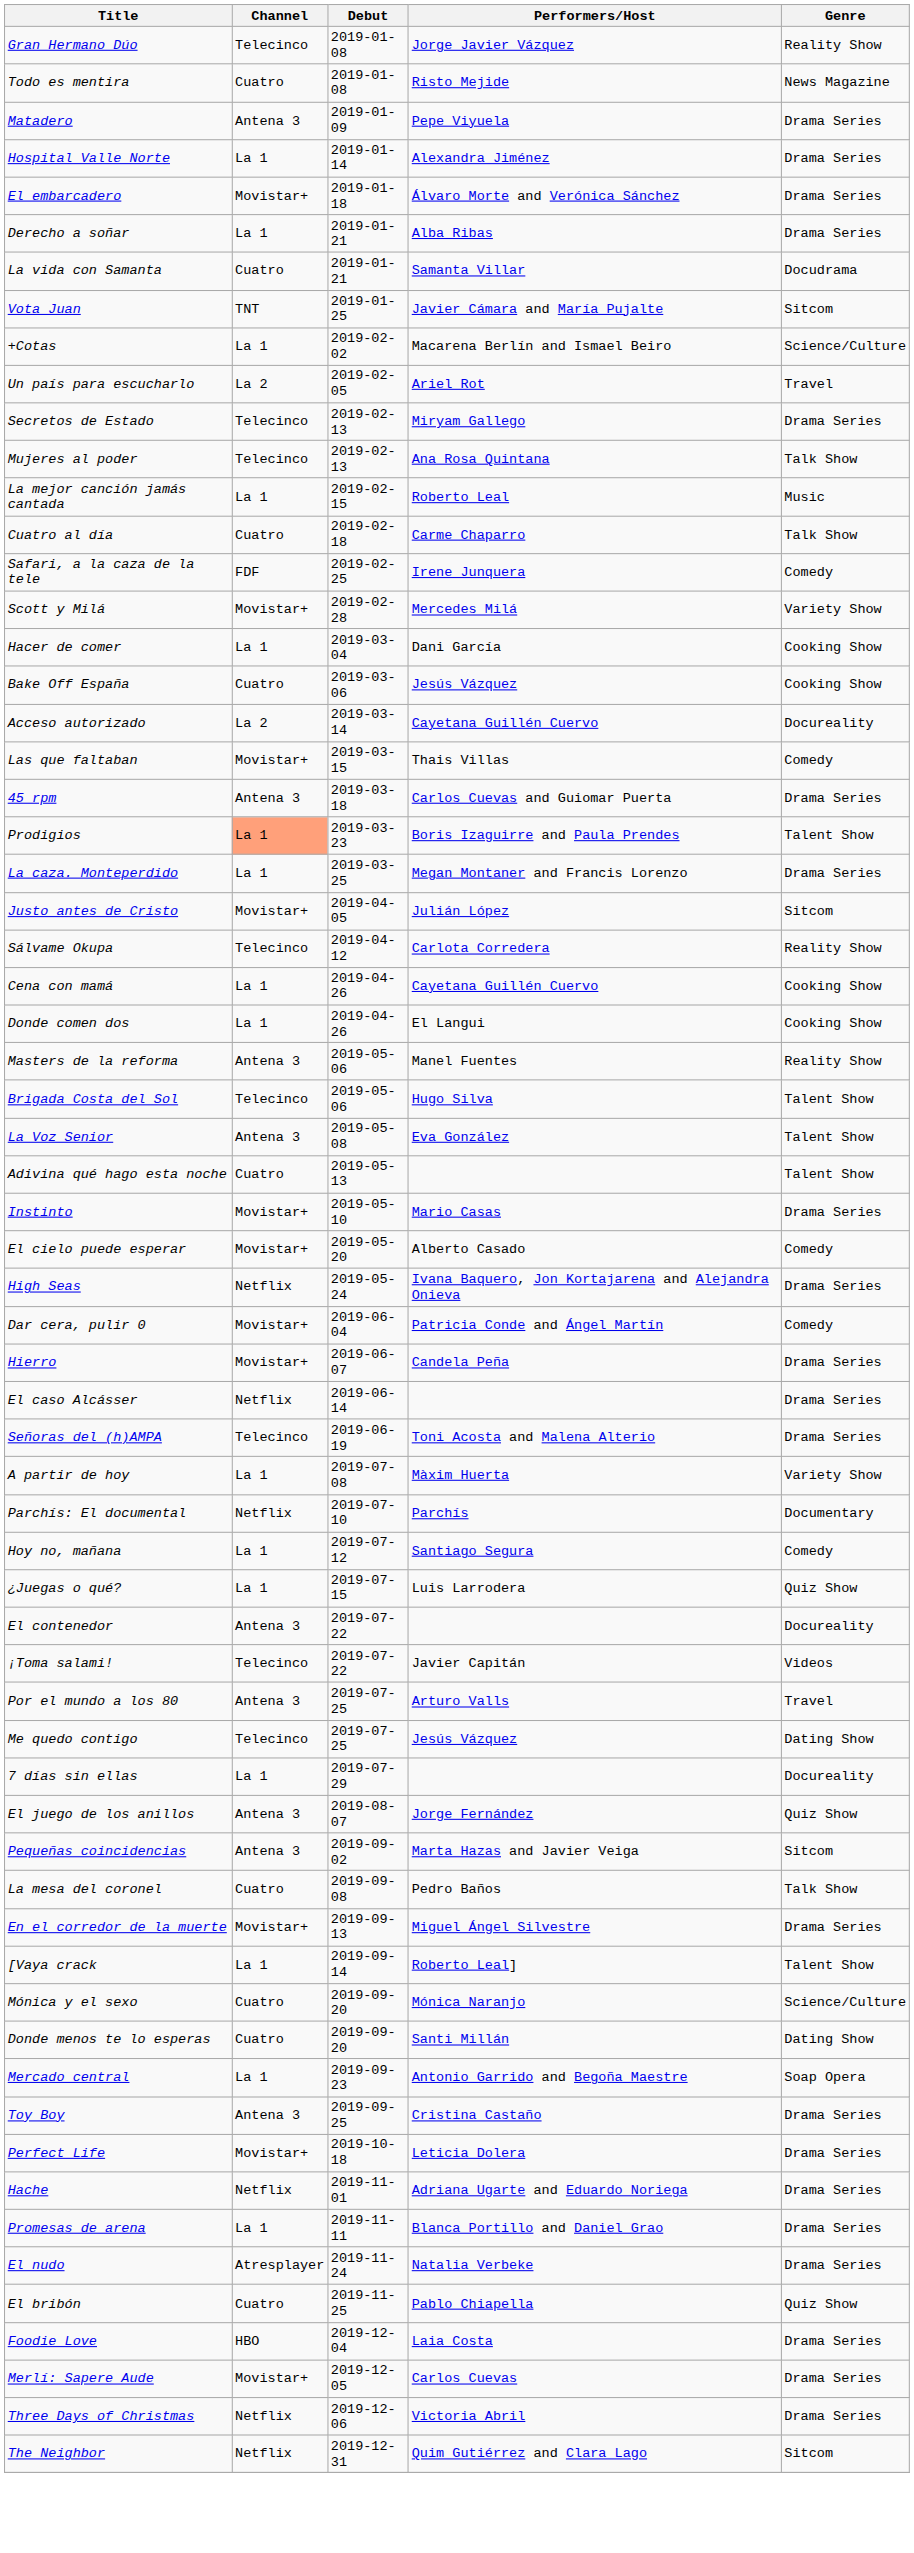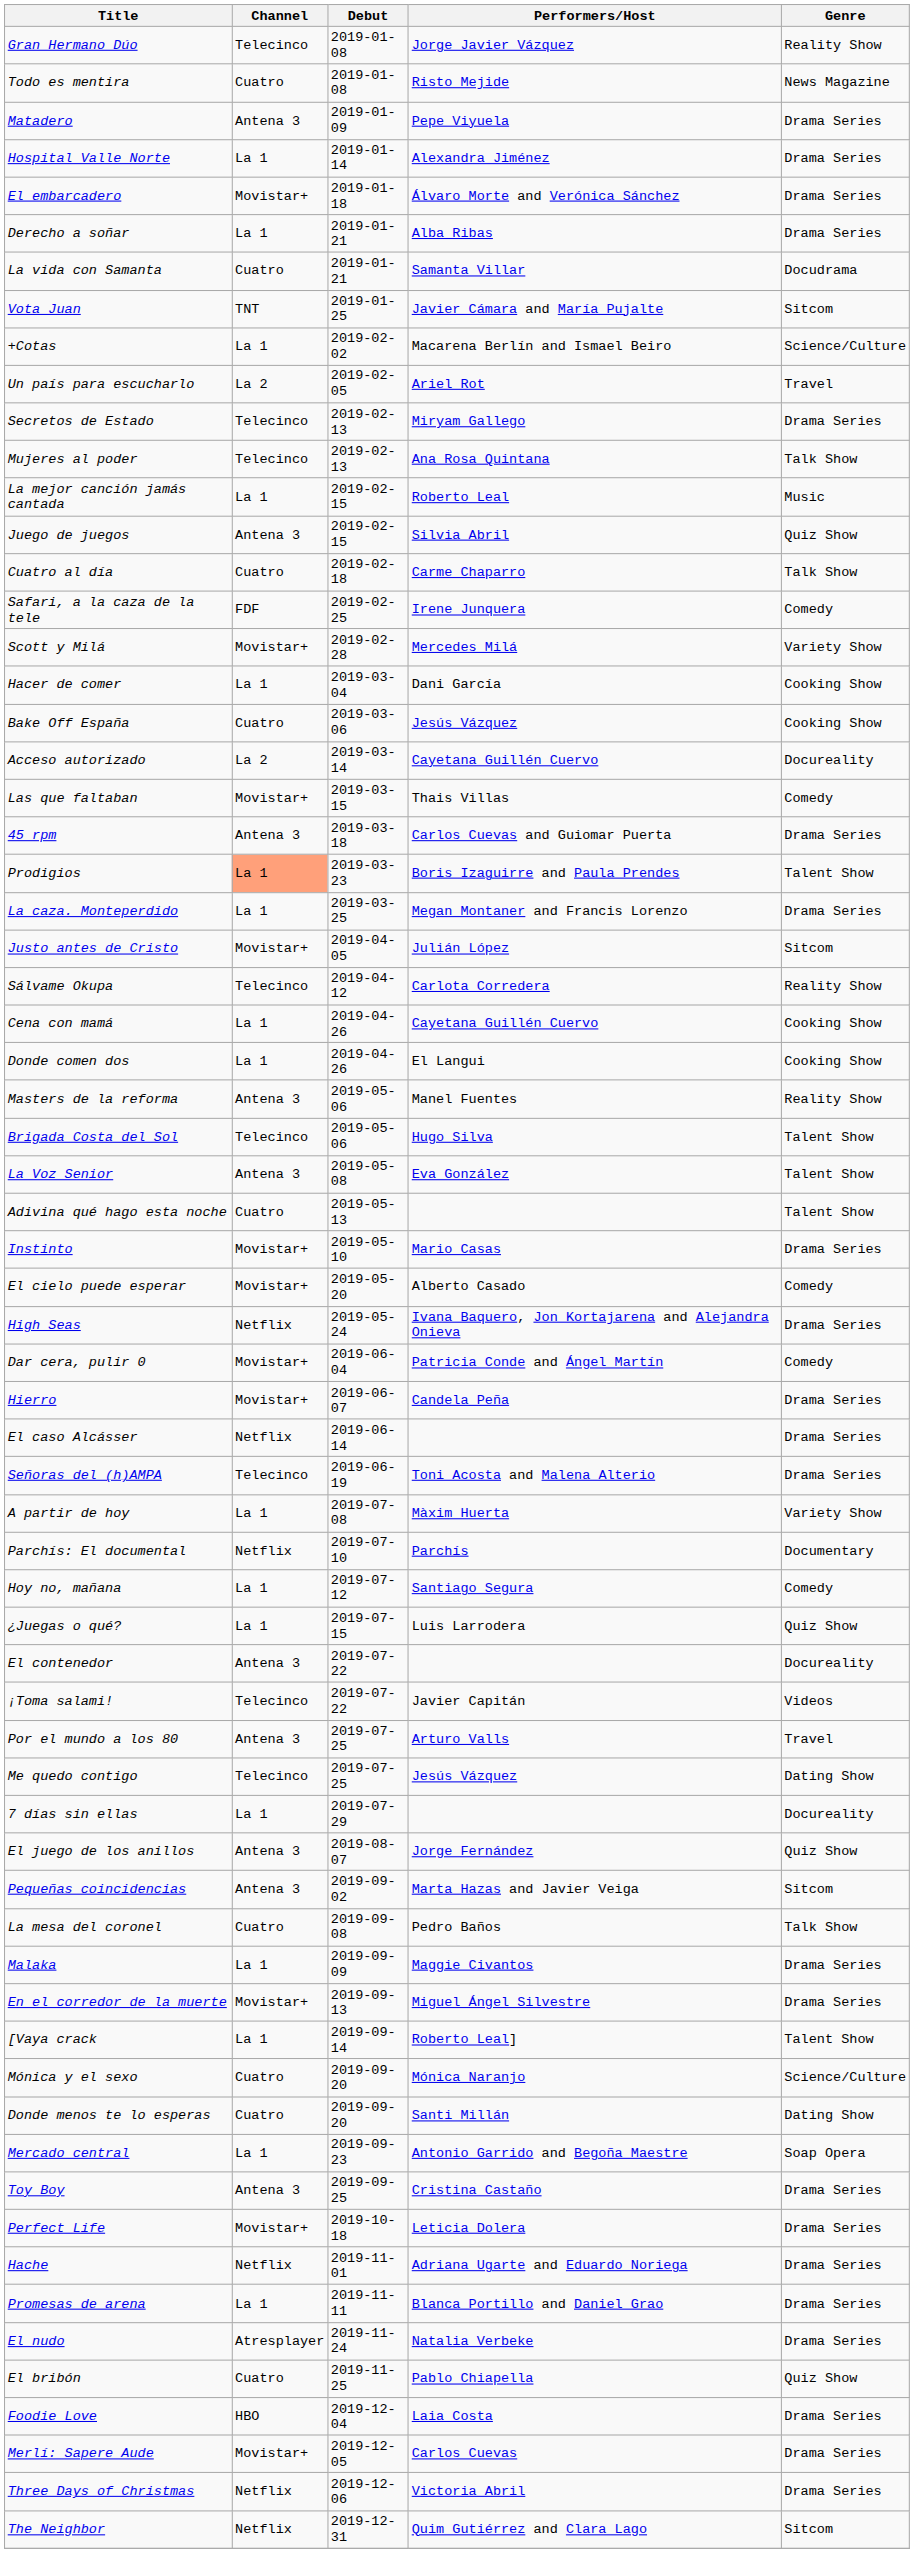+ row: (69, 535)
+ row: (32, 1965)
